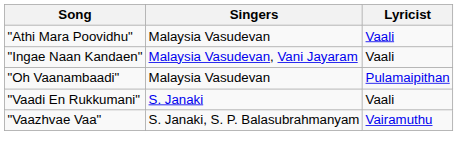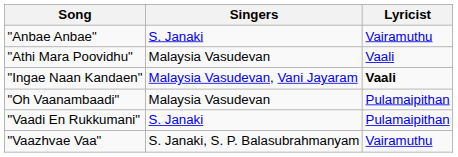+ row: (52, 36)
(380, 57) normal -> (381, 78) bold
(380, 99) Vaali -> (408, 120) Pulamaipithan
